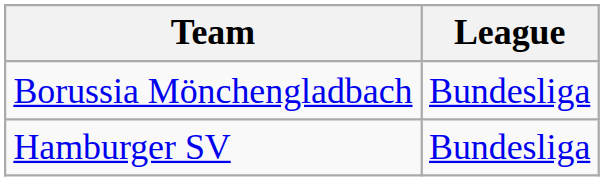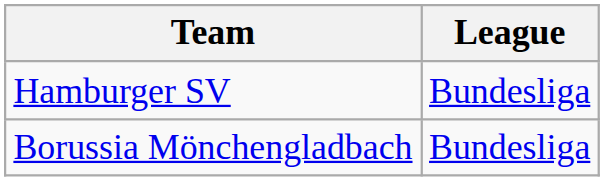rows swapped: (122, 146) <-> (213, 89)
